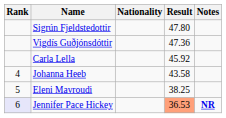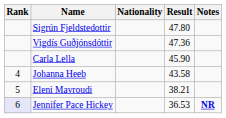(179, 59) 45.92 -> (179, 59) 45.90
(179, 90) 38.25 -> (179, 90) 38.21
(179, 105) lightsalmon background -> (179, 105) no background
